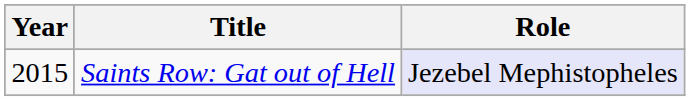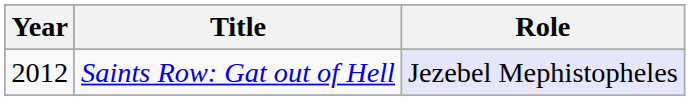(40, 71) 2015 -> (40, 71) 2012
